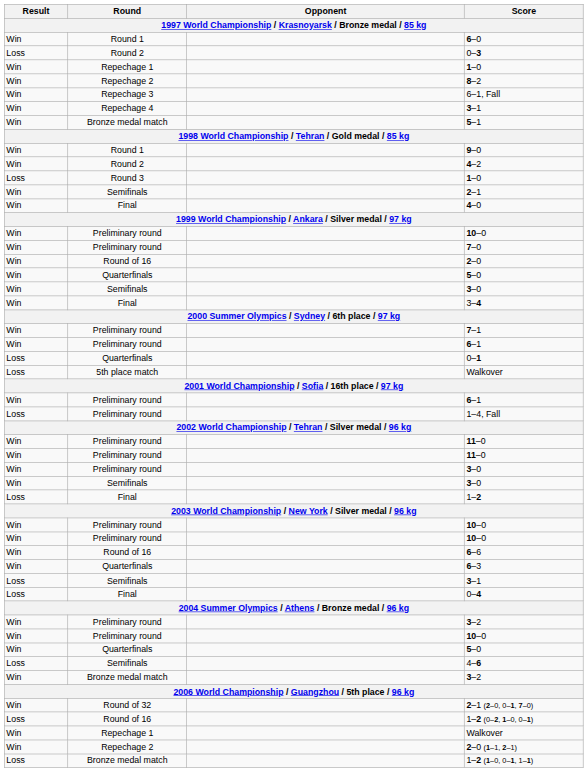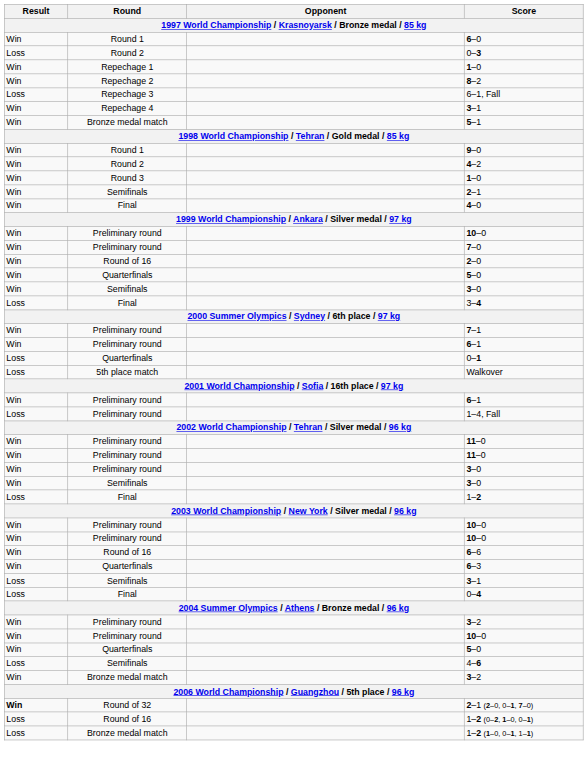(14, 95) Win -> (16, 95) Loss
(16, 178) Loss -> (14, 178) Win
(14, 303) Win -> (16, 303) Loss
(14, 706) normal -> (14, 706) bold
- row: (127, 733)
- row: (127, 747)
